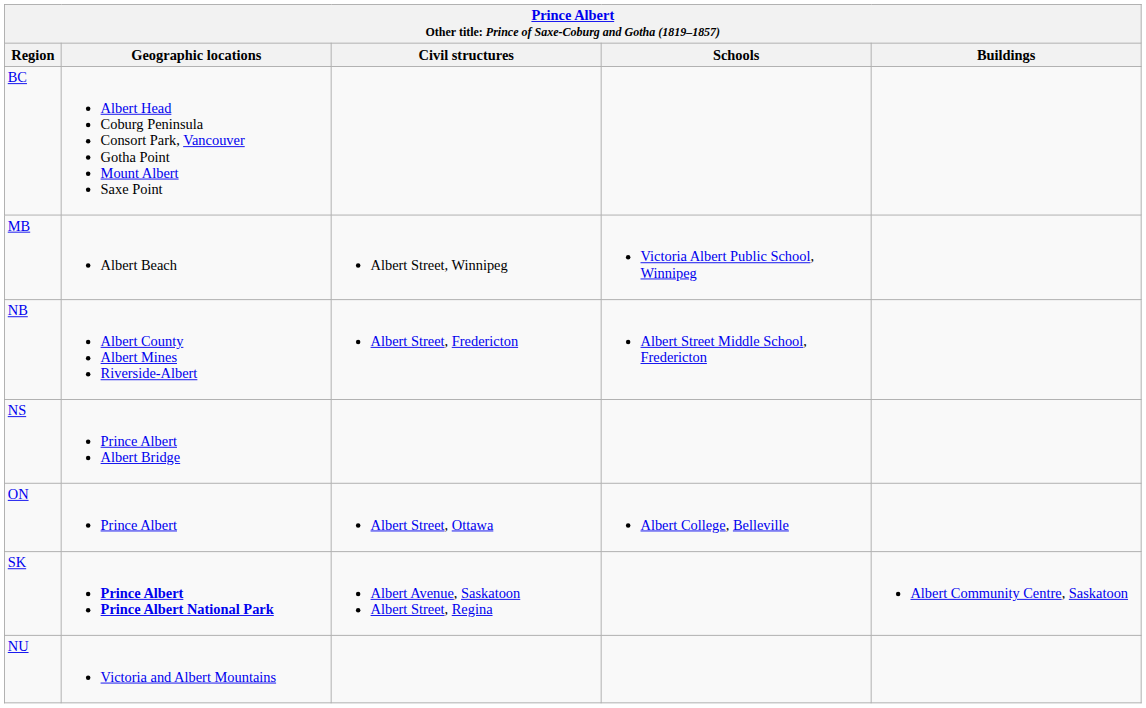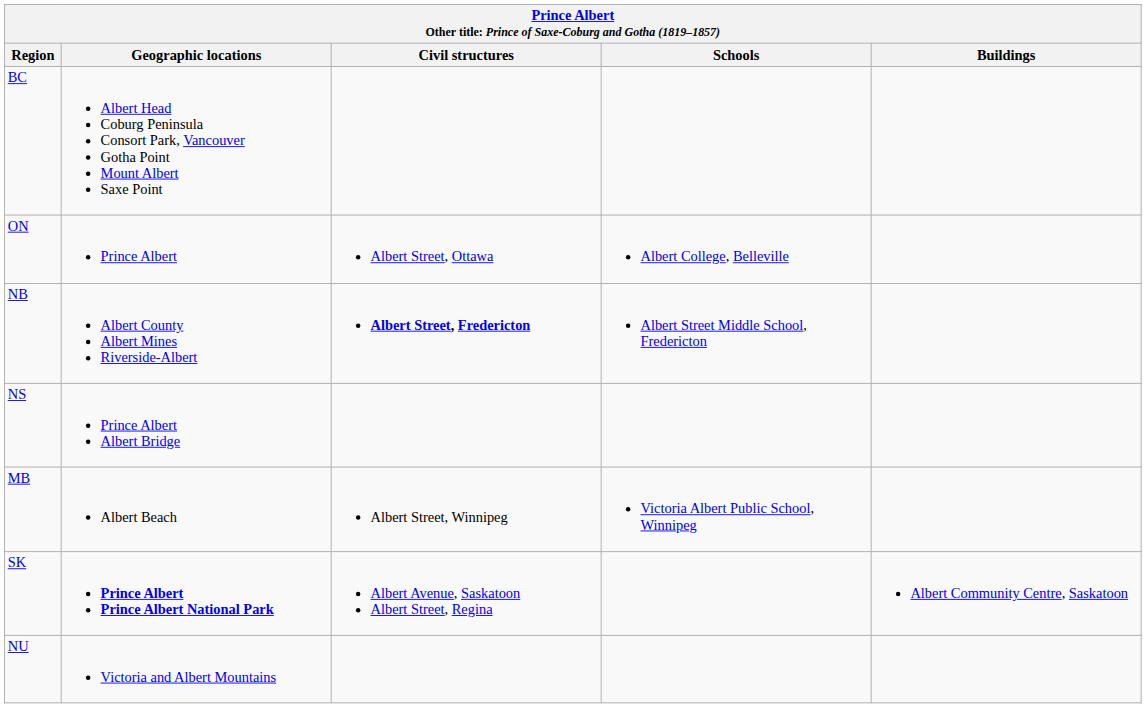rows swapped: (19, 226) <-> (18, 494)
(466, 341) normal -> (466, 325) bold
